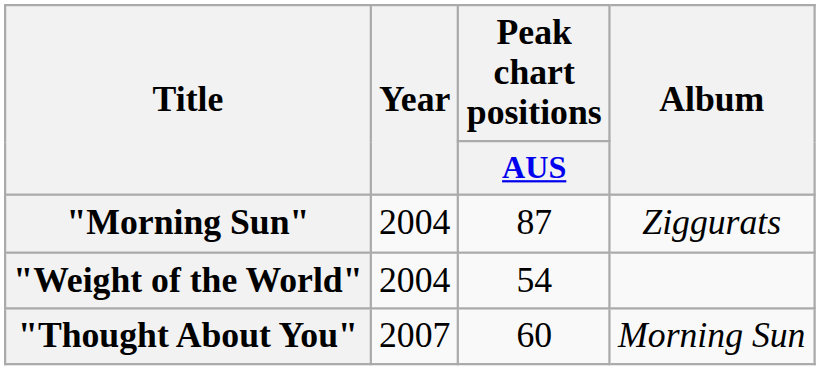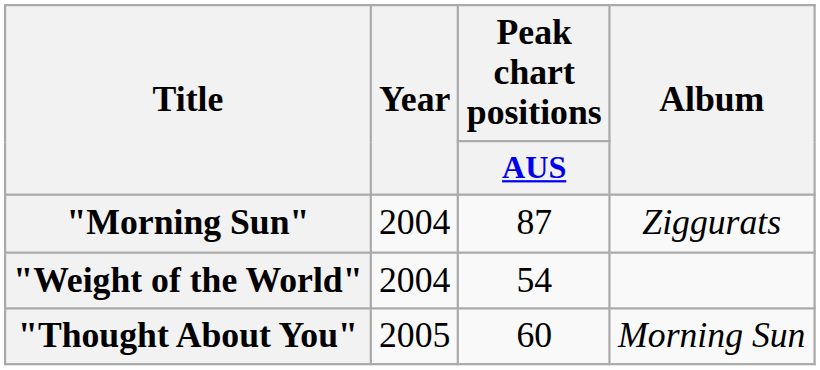(415, 335) 2007 -> (415, 335) 2005
